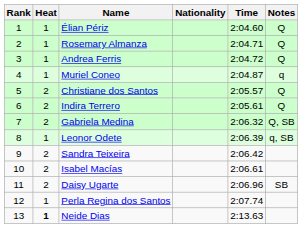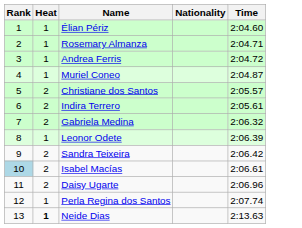- column: (281, 12)
(19, 169) no background -> (19, 169) lightblue background
